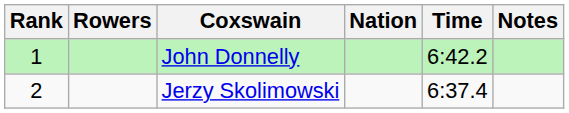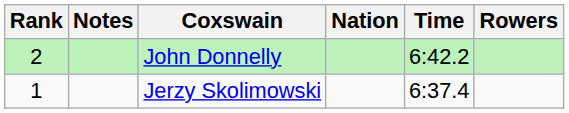columns swapped: (112, 21) <-> (528, 21)
(36, 56) 1 -> (36, 56) 2
(36, 90) 2 -> (36, 90) 1
